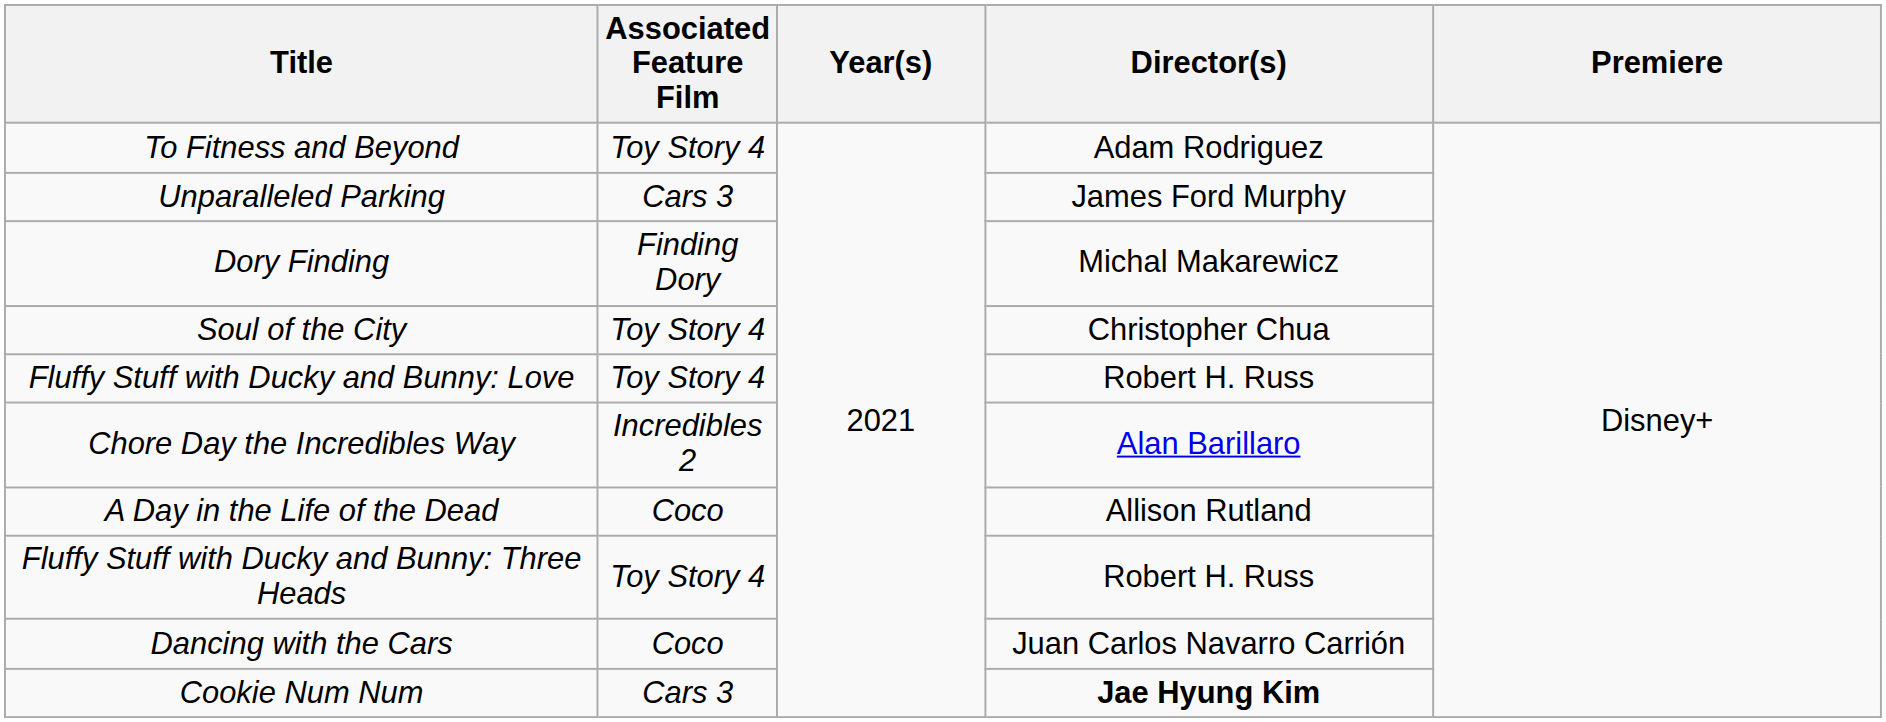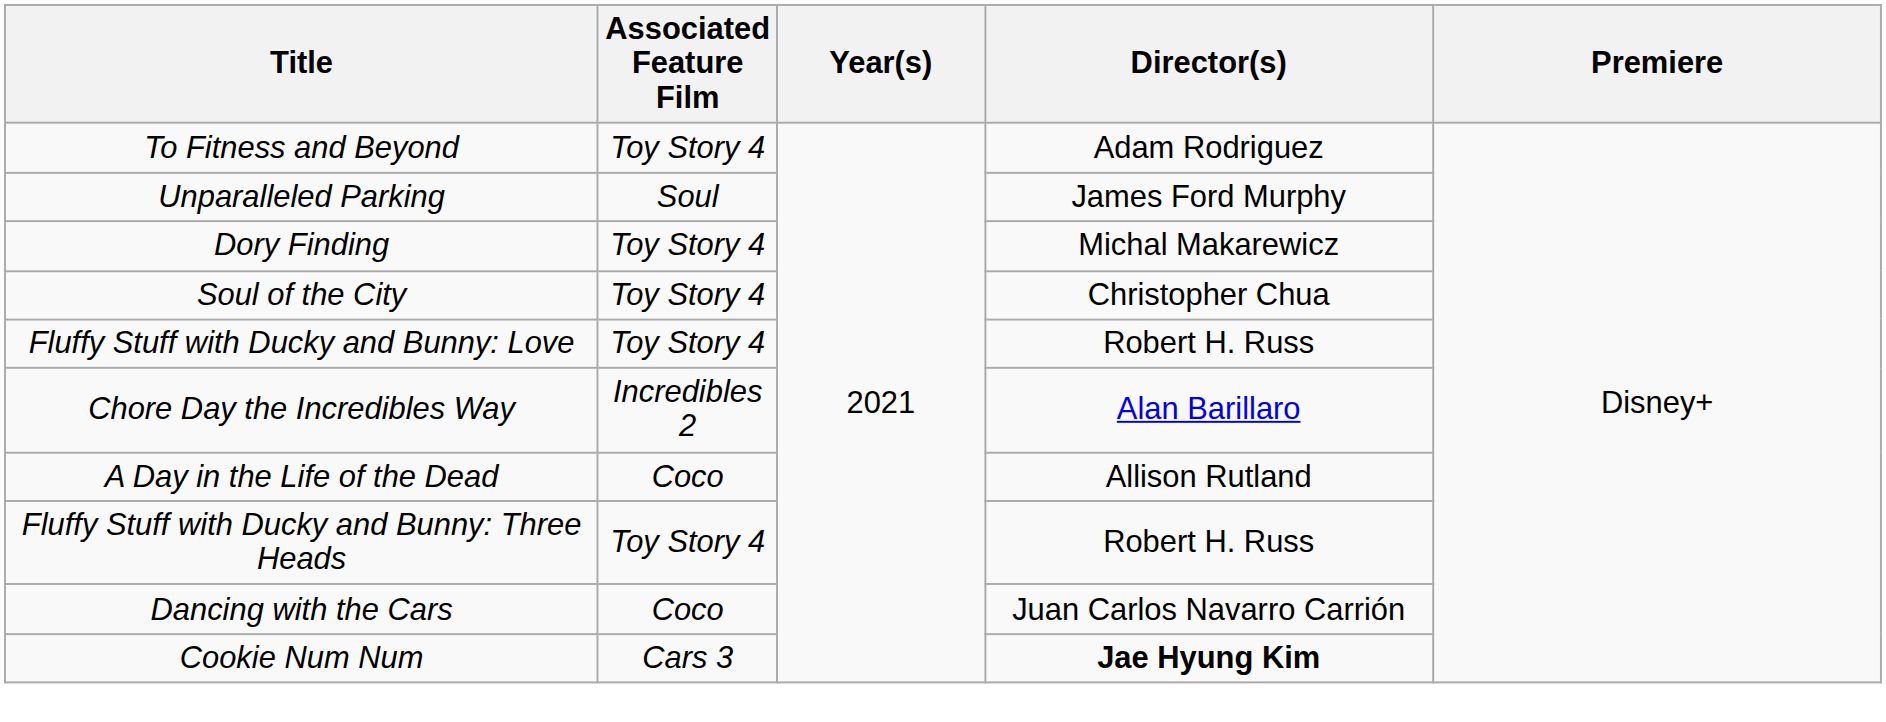(688, 196) Cars 3 -> (688, 196) Soul
(688, 262) Finding Dory -> (688, 245) Toy Story 4
